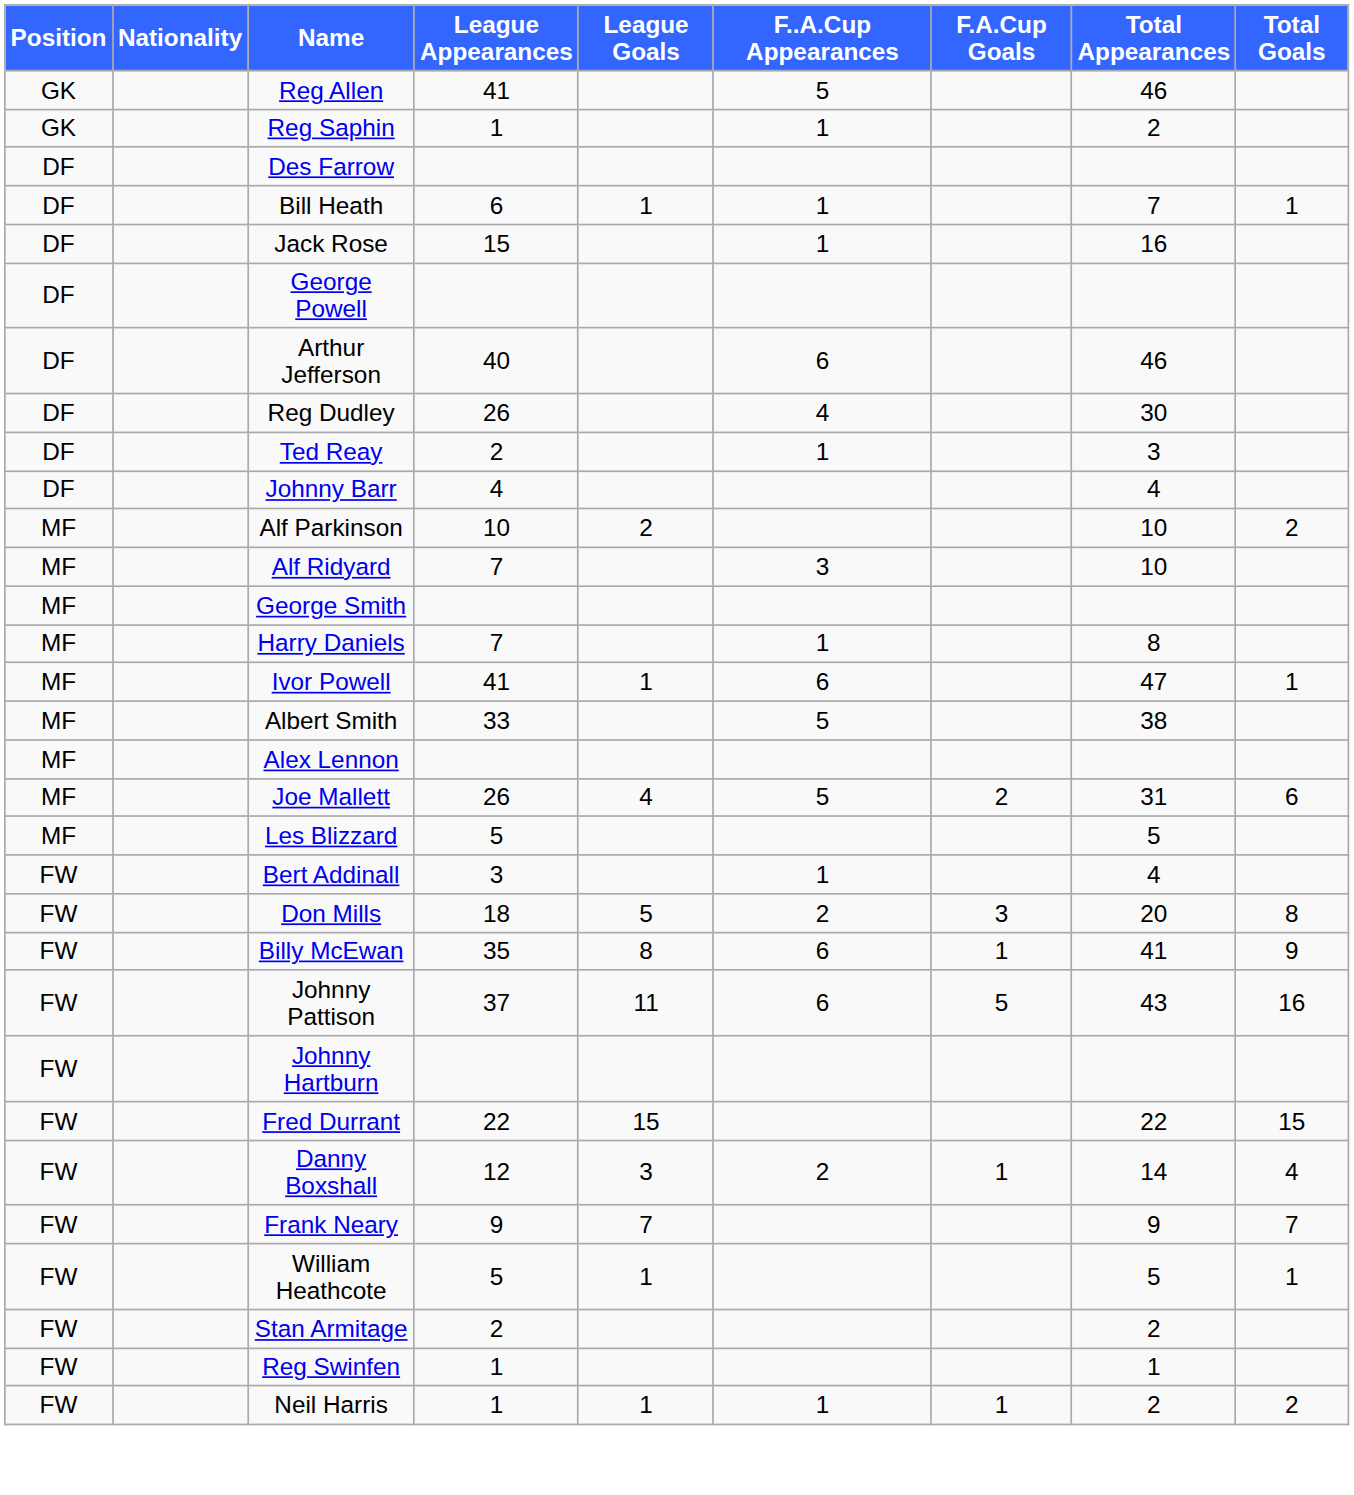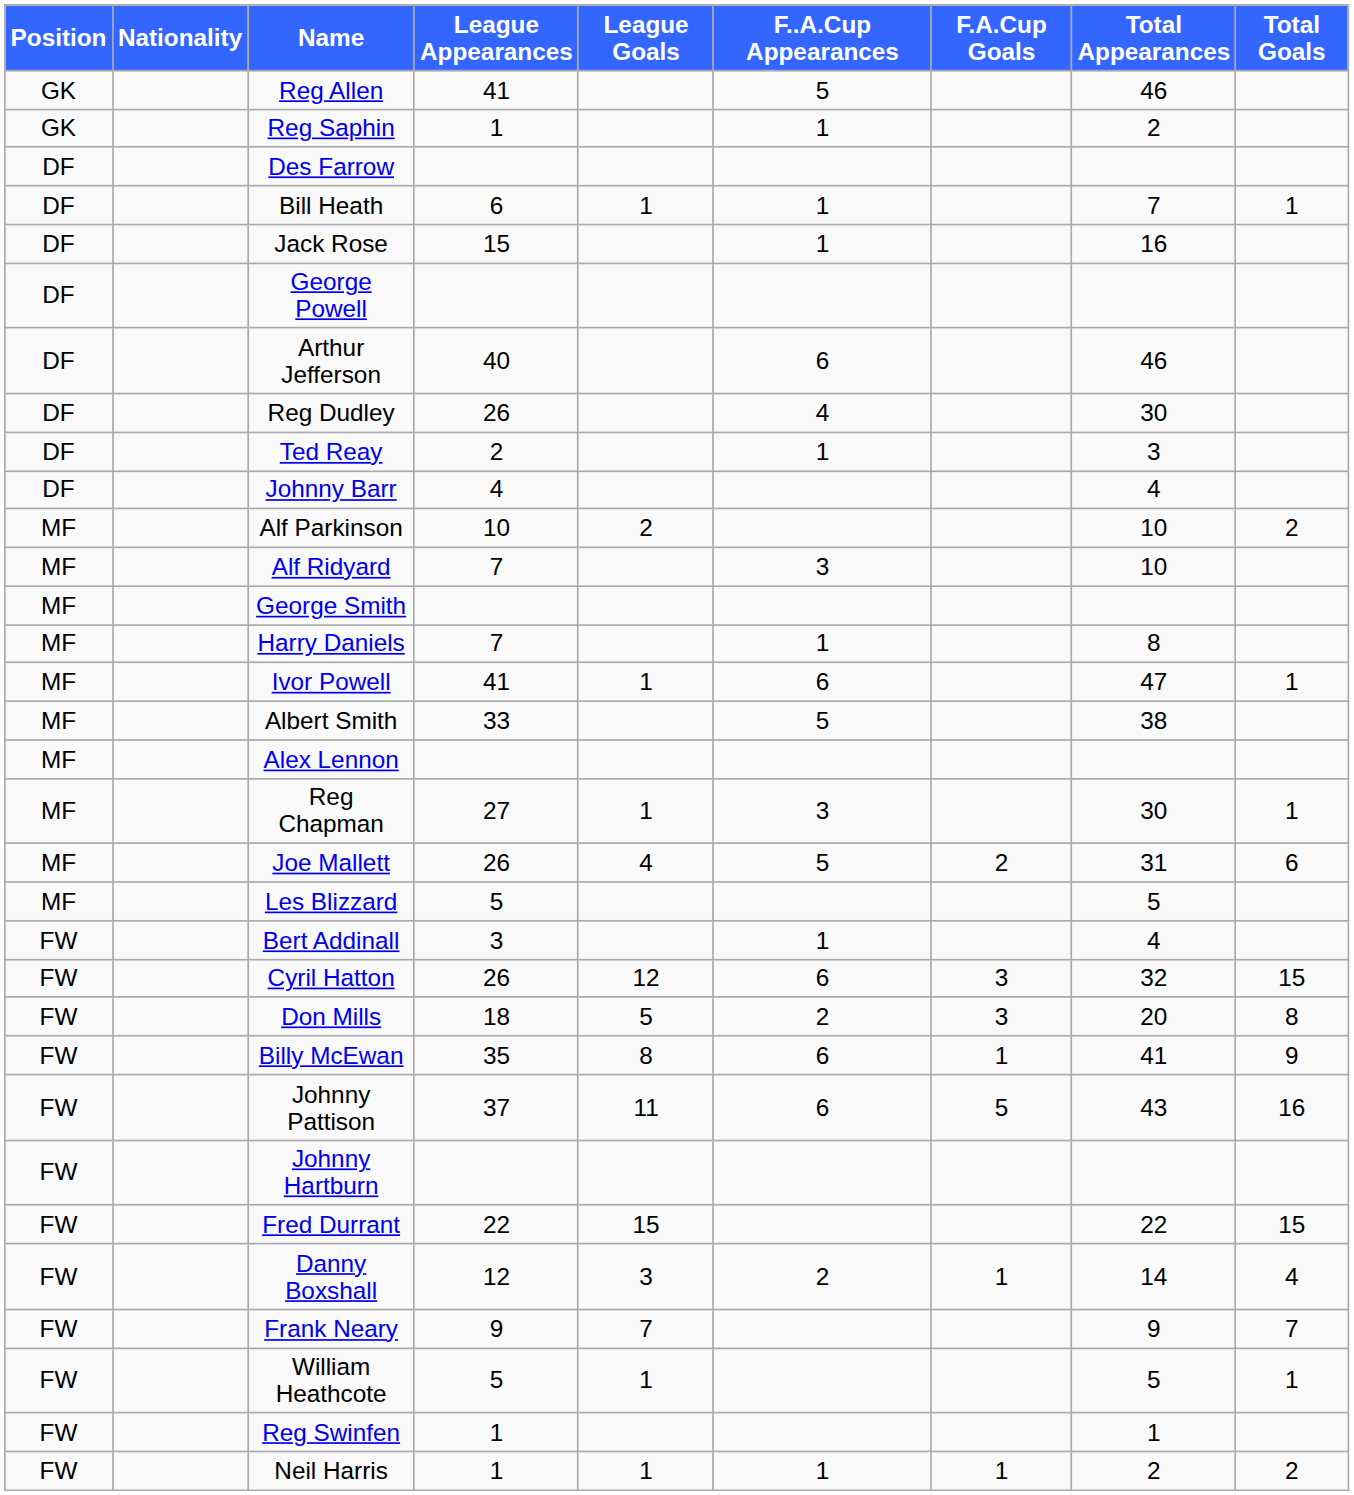+ row: (331, 811)
+ row: (331, 978)
- row: (331, 1329)
